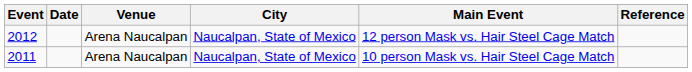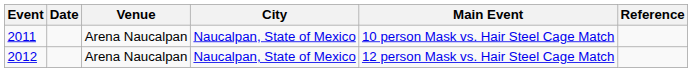rows swapped: (22, 57) <-> (22, 36)
